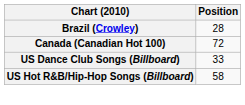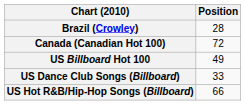+ row: (100, 60)
(218, 76) 58 -> (218, 92) 66
